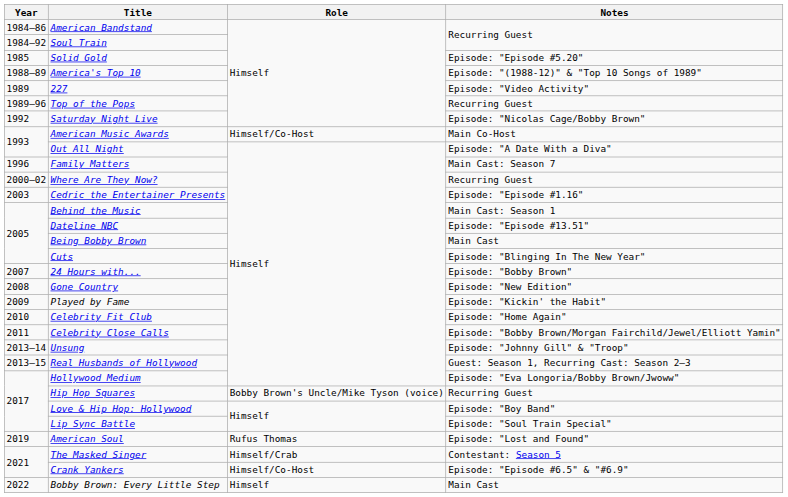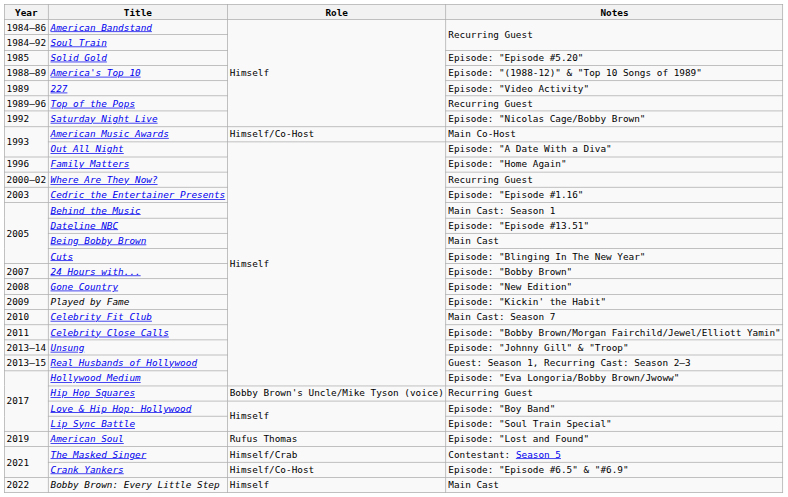(502, 165) Main Cast: Season 7 -> (507, 165) Episode: "Home Again"
(507, 317) Episode: "Home Again" -> (502, 317) Main Cast: Season 7
